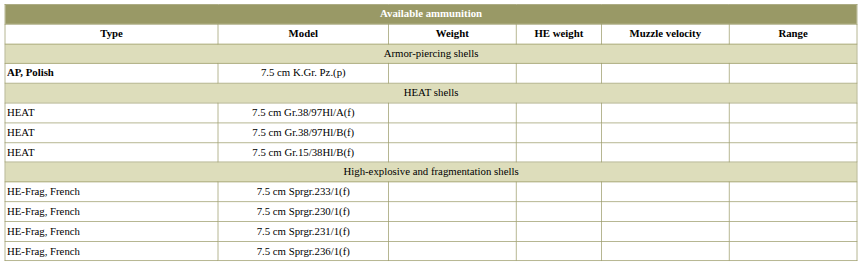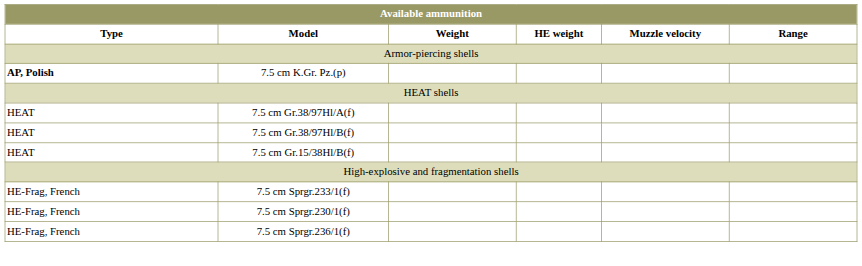- row: (303, 231)
